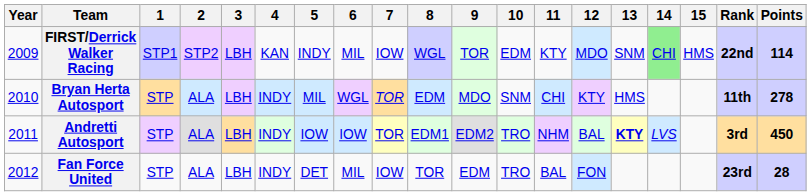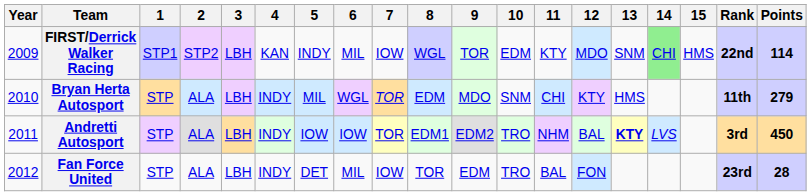(782, 98) 278 -> (782, 98) 279
